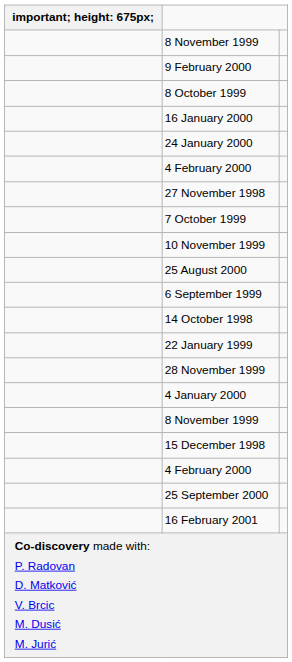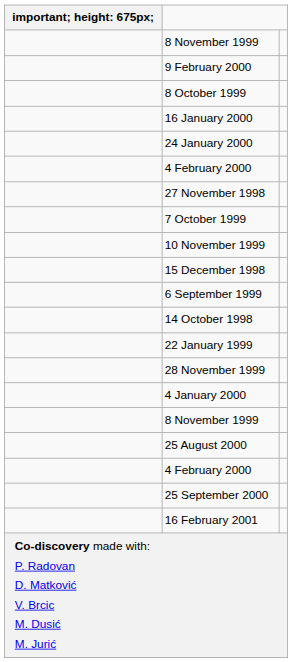rows swapped: (83, 270) <-> (83, 445)
